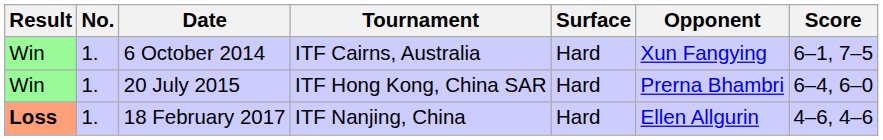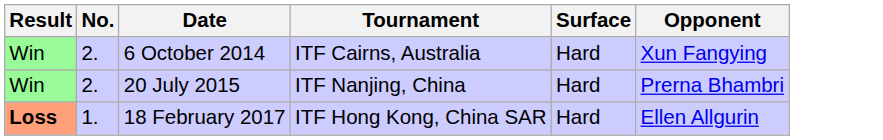- column: (833, 20)
(90, 53) 1. -> (90, 53) 2.
(90, 85) 1. -> (90, 85) 2.
(421, 85) ITF Hong Kong, China SAR -> (380, 85) ITF Nanjing, China
(380, 118) ITF Nanjing, China -> (421, 118) ITF Hong Kong, China SAR
